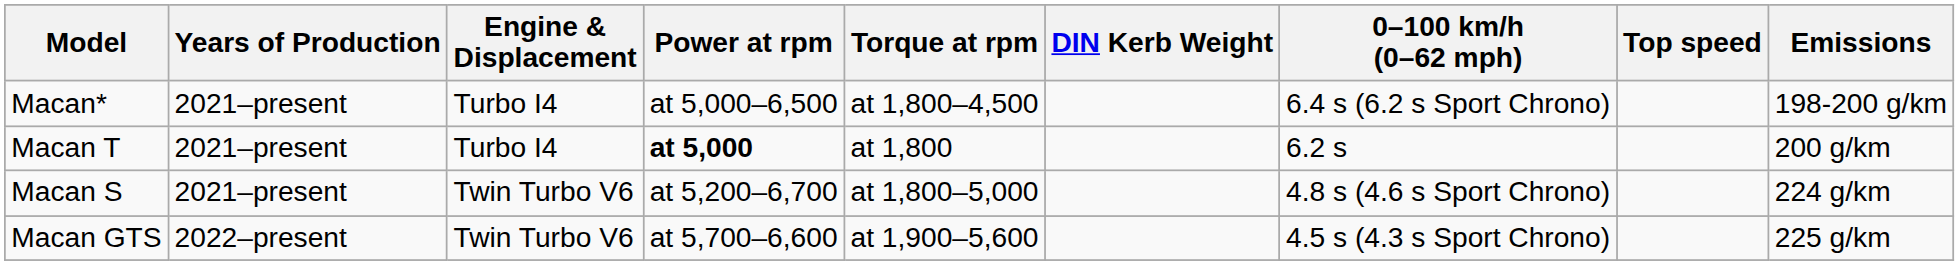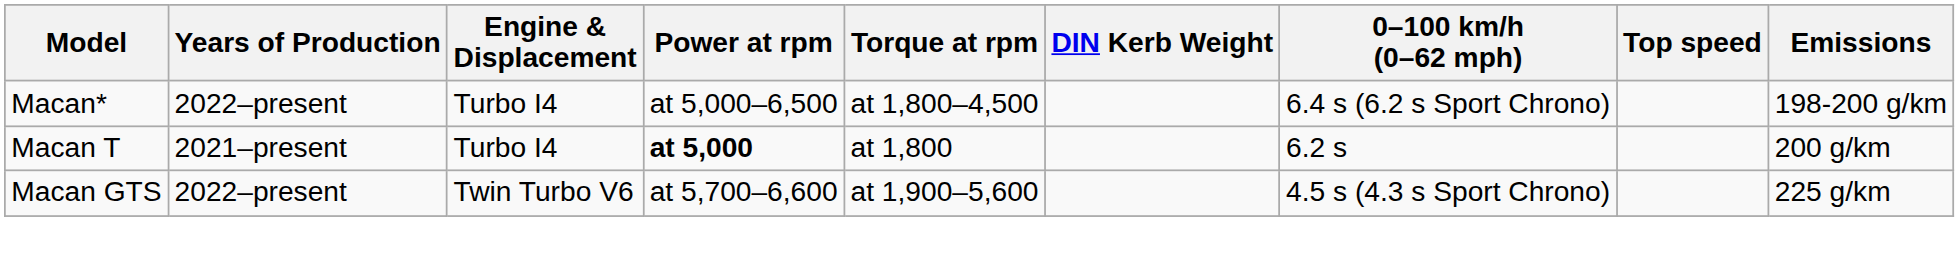(261, 103) 2021–present -> (261, 103) 2022–present
- row: (67, 192)
